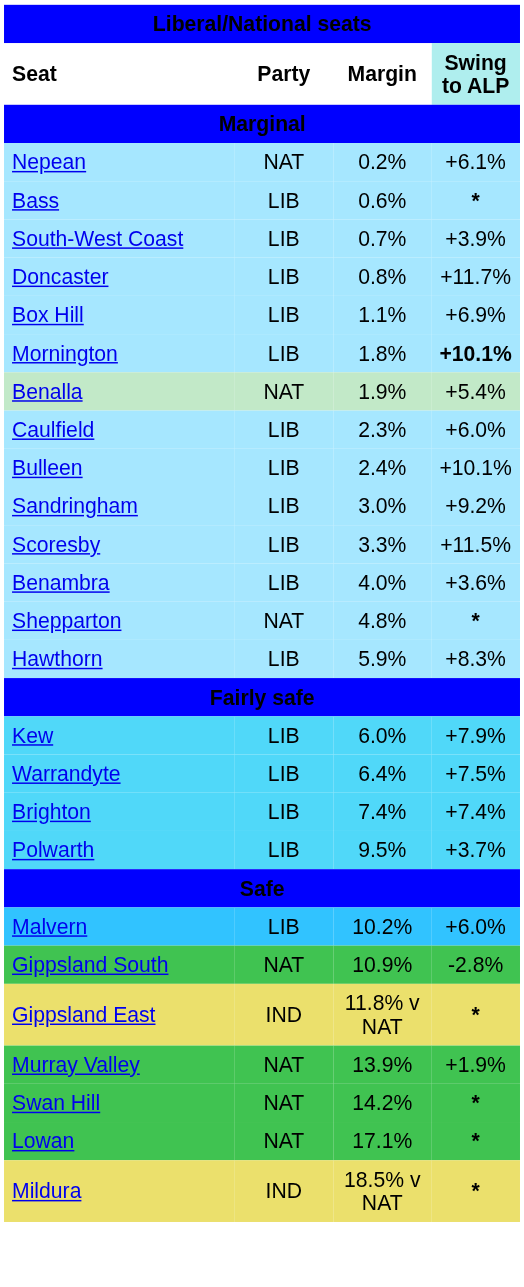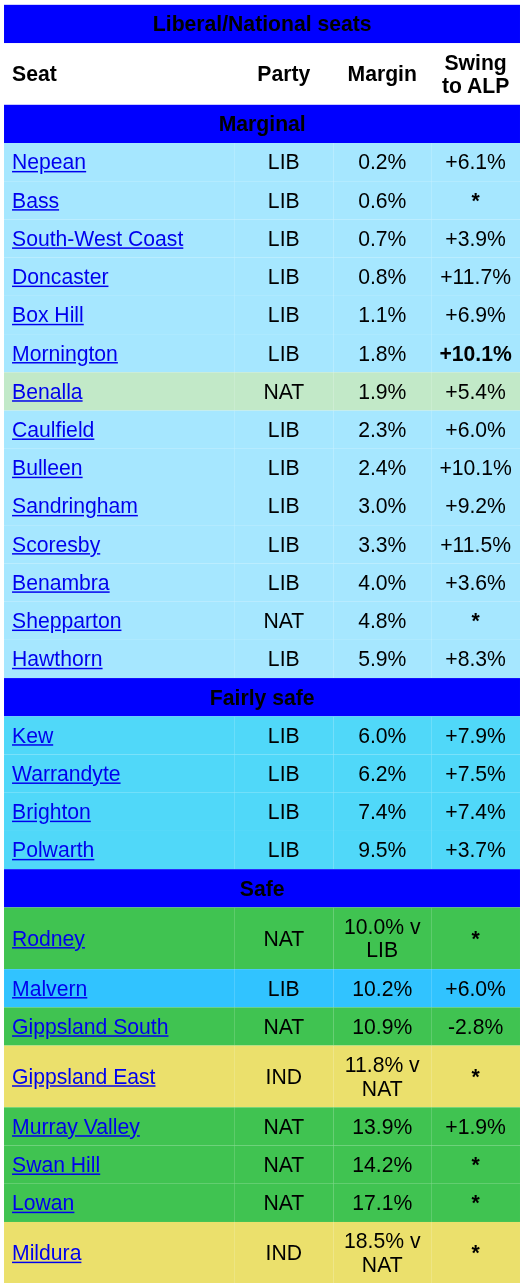(476, 74) paleturquoise background -> (476, 74) no background
(284, 162) NAT -> (284, 162) LIB
(382, 773) 6.4% -> (382, 773) 6.2%
+ row: (48, 938)
